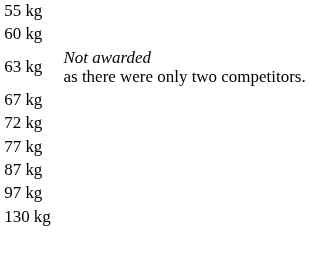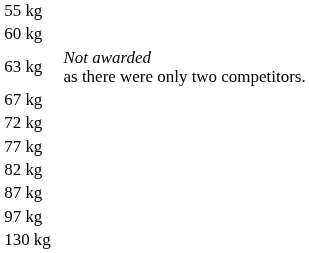+ row: (23, 169)
